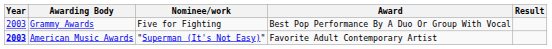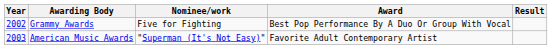(16, 24) 2003 -> (16, 24) 2002
(16, 38) bold -> (16, 38) normal
